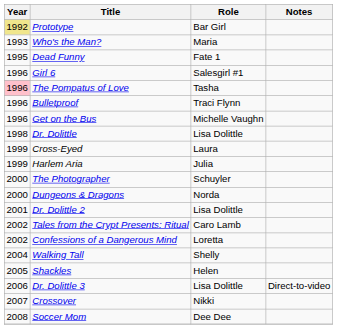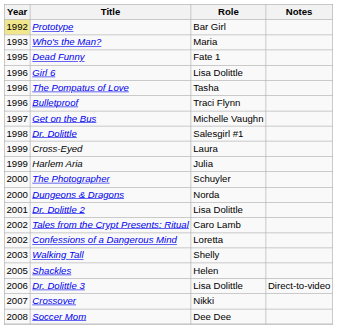(218, 73) Salesgirl #1 -> (218, 73) Lisa Dolittle
(17, 88) pink background -> (17, 88) no background
(17, 118) 1996 -> (17, 118) 1997
(218, 133) Lisa Dolittle -> (218, 133) Salesgirl #1
(17, 255) 2004 -> (17, 255) 2003
